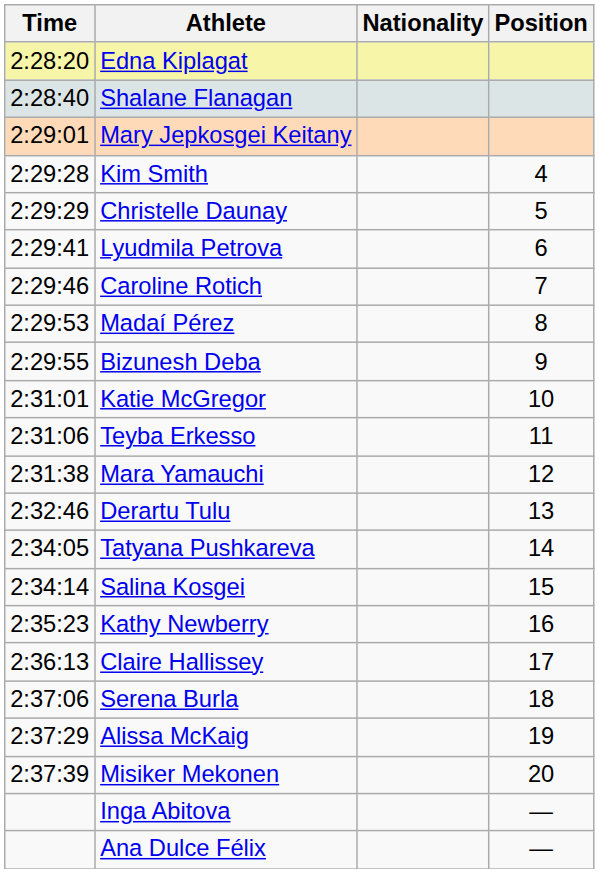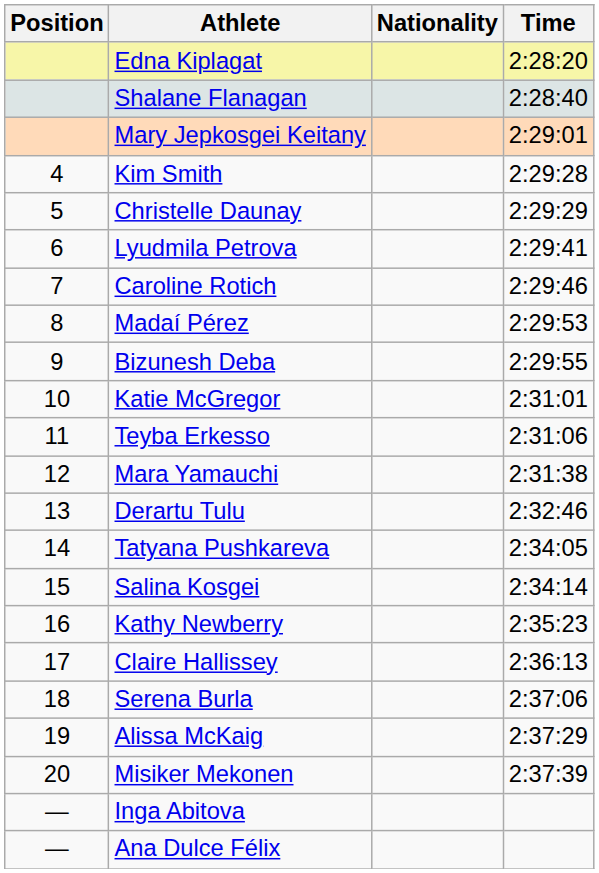columns swapped: (541, 23) <-> (50, 23)
